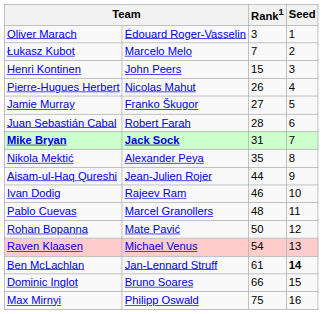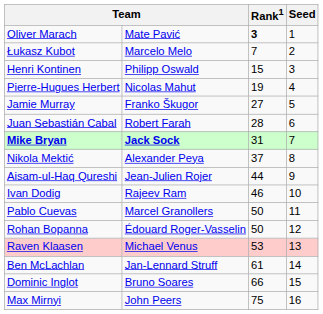(185, 34) Édouard Roger-Vasselin -> (152, 34) Mate Pavić
(254, 34) normal -> (254, 34) bold
(153, 69) John Peers -> (162, 69) Philipp Oswald
(257, 87) 26 -> (257, 87) 19
(257, 158) 35 -> (257, 158) 37
(257, 211) 48 -> (257, 211) 50
(152, 229) Mate Pavić -> (185, 229) Édouard Roger-Vasselin
(257, 247) 54 -> (257, 247) 53
(295, 265) bold -> (295, 265) normal
(162, 300) Philipp Oswald -> (153, 300) John Peers
